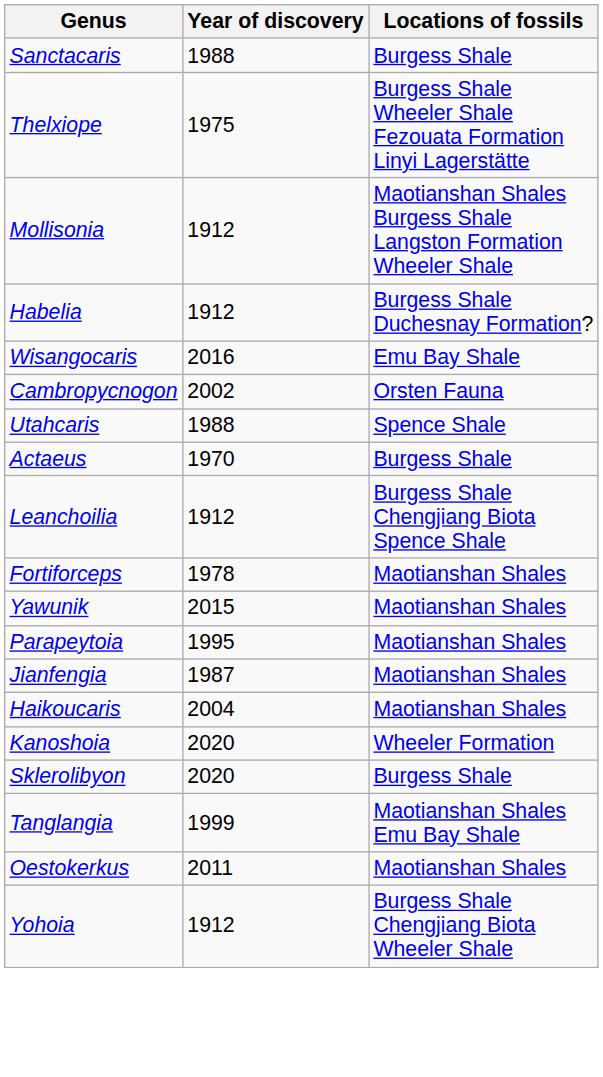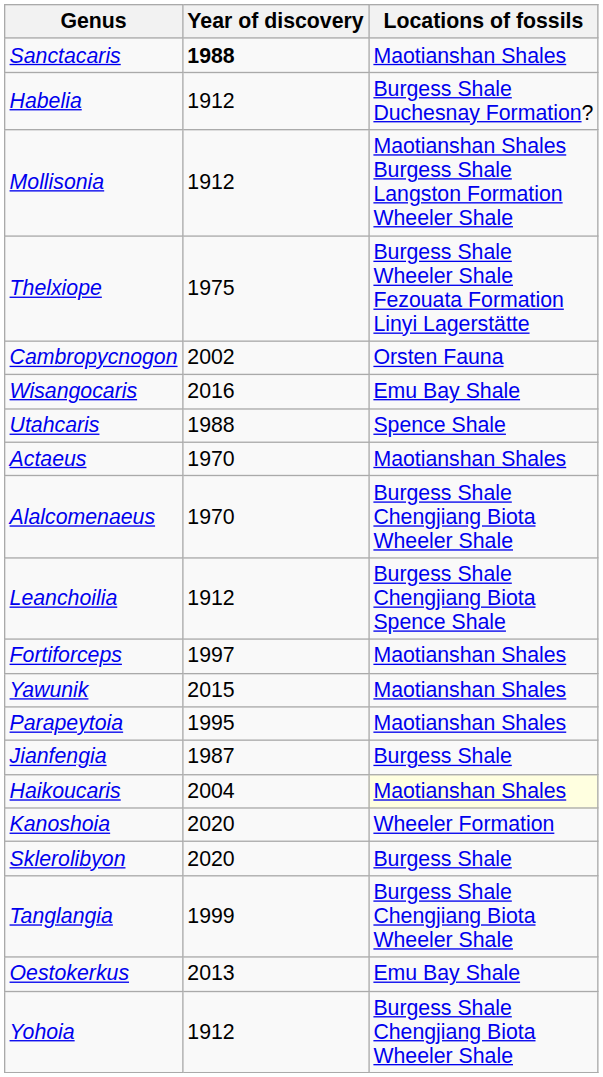(211, 55) normal -> (211, 55) bold
(443, 55) Burgess Shale -> (470, 55) Maotianshan Shales
rows swapped: (46, 311) <-> (56, 124)
rows swapped: (94, 391) <-> (73, 357)
(443, 458) Burgess Shale -> (470, 458) Maotianshan Shales
+ row: (82, 516)
(211, 574) 1978 -> (211, 655) 1997
(470, 675) Maotianshan Shales -> (443, 757) Burgess Shale
(470, 709) no background -> (470, 790) lightyellow background
(470, 822) Maotianshan Shales Emu Bay Shale -> (454, 916) Burgess Shale Chengjiang Biota Wheeler Shale
(210, 868) 2011 -> (211, 973) 2013
(470, 868) Maotianshan Shales -> (447, 973) Emu Bay Shale
